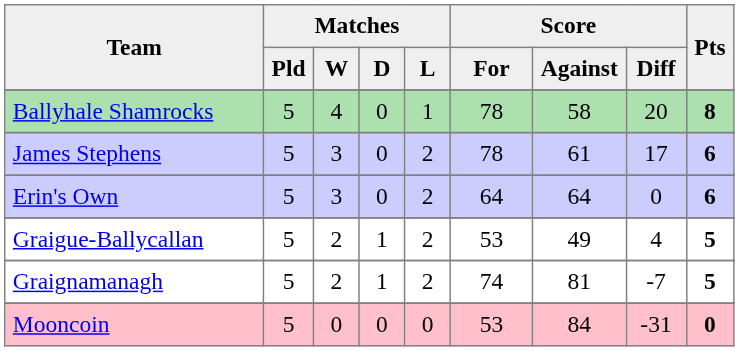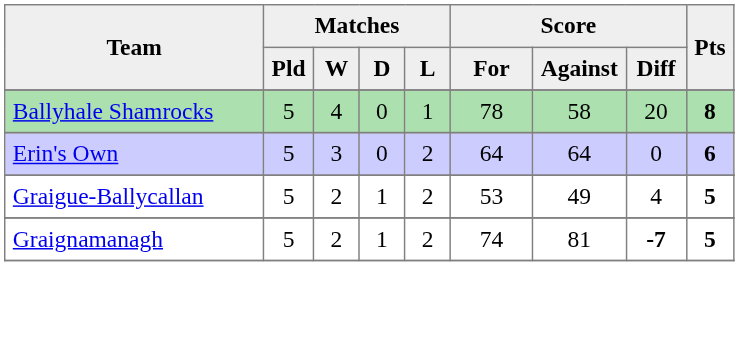- row: (87, 153)
(656, 281) normal -> (656, 238) bold
- row: (61, 324)
